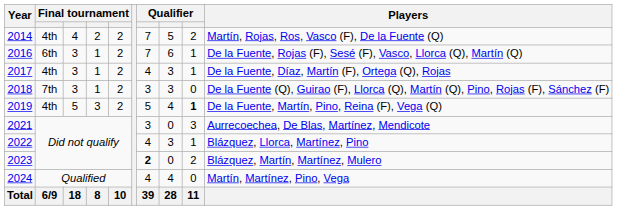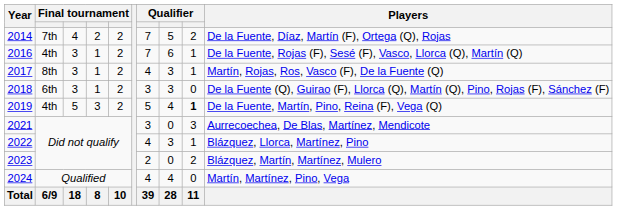(49, 36) 4th -> (49, 36) 7th
(325, 36) Martín, Rojas, Ros, Vasco (F), De la Fuente (Q) -> (329, 36) De la Fuente, Díaz, Martín (F), Ortega (Q), Rojas
(49, 54) 6th -> (49, 54) 4th
(49, 71) 4th -> (49, 71) 8th
(329, 71) De la Fuente, Díaz, Martín (F), Ortega (Q), Rojas -> (325, 71) Martín, Rojas, Ros, Vasco (F), De la Fuente (Q)
(49, 89) 7th -> (49, 89) 6th
(148, 160) bold -> (148, 160) normal
